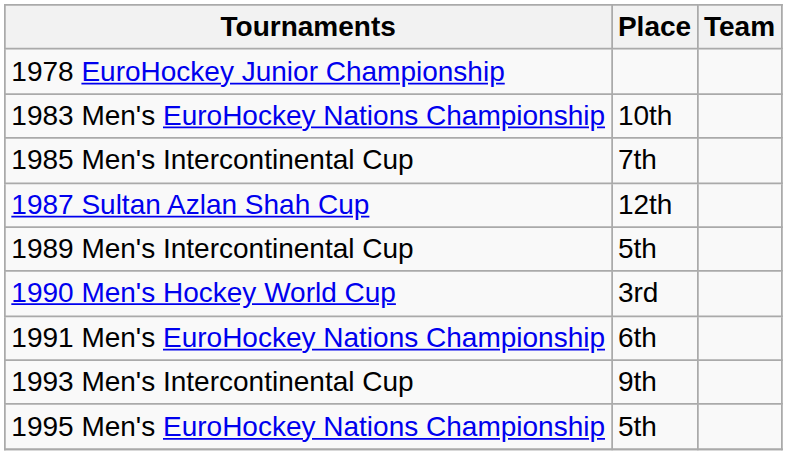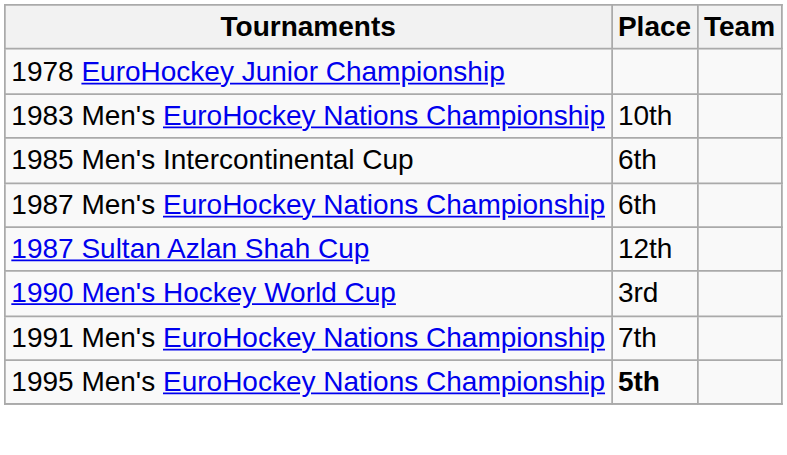(637, 159) 7th -> (637, 159) 6th
+ row: (308, 204)
- row: (212, 248)
(637, 337) 6th -> (637, 337) 7th
- row: (212, 381)
(637, 426) normal -> (639, 381) bold
